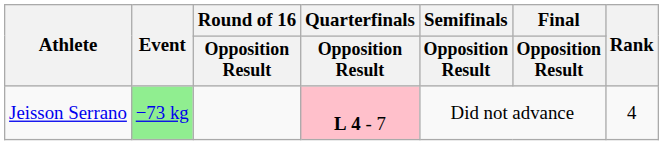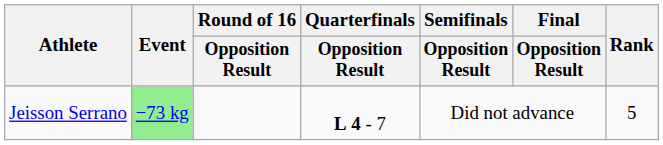(360, 124) pink background -> (360, 124) no background
(632, 113) 4 -> (632, 113) 5
